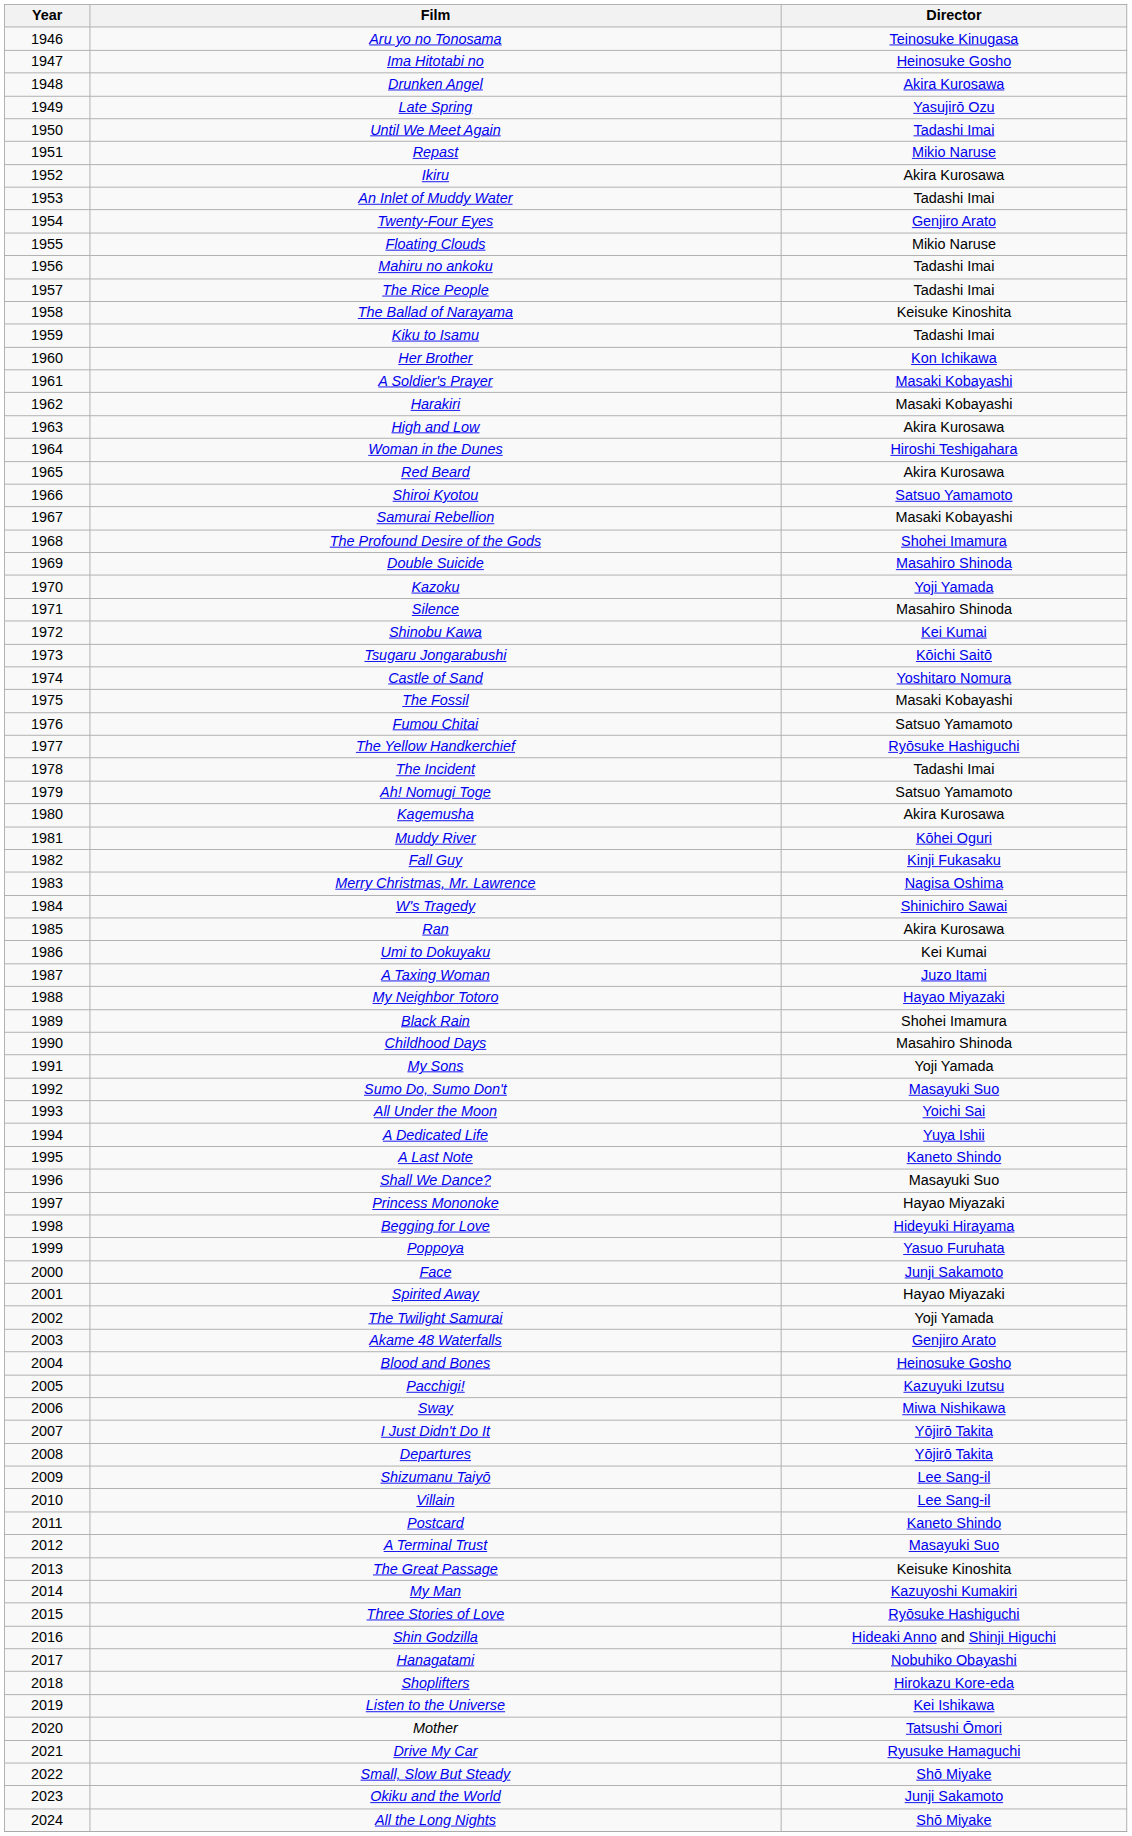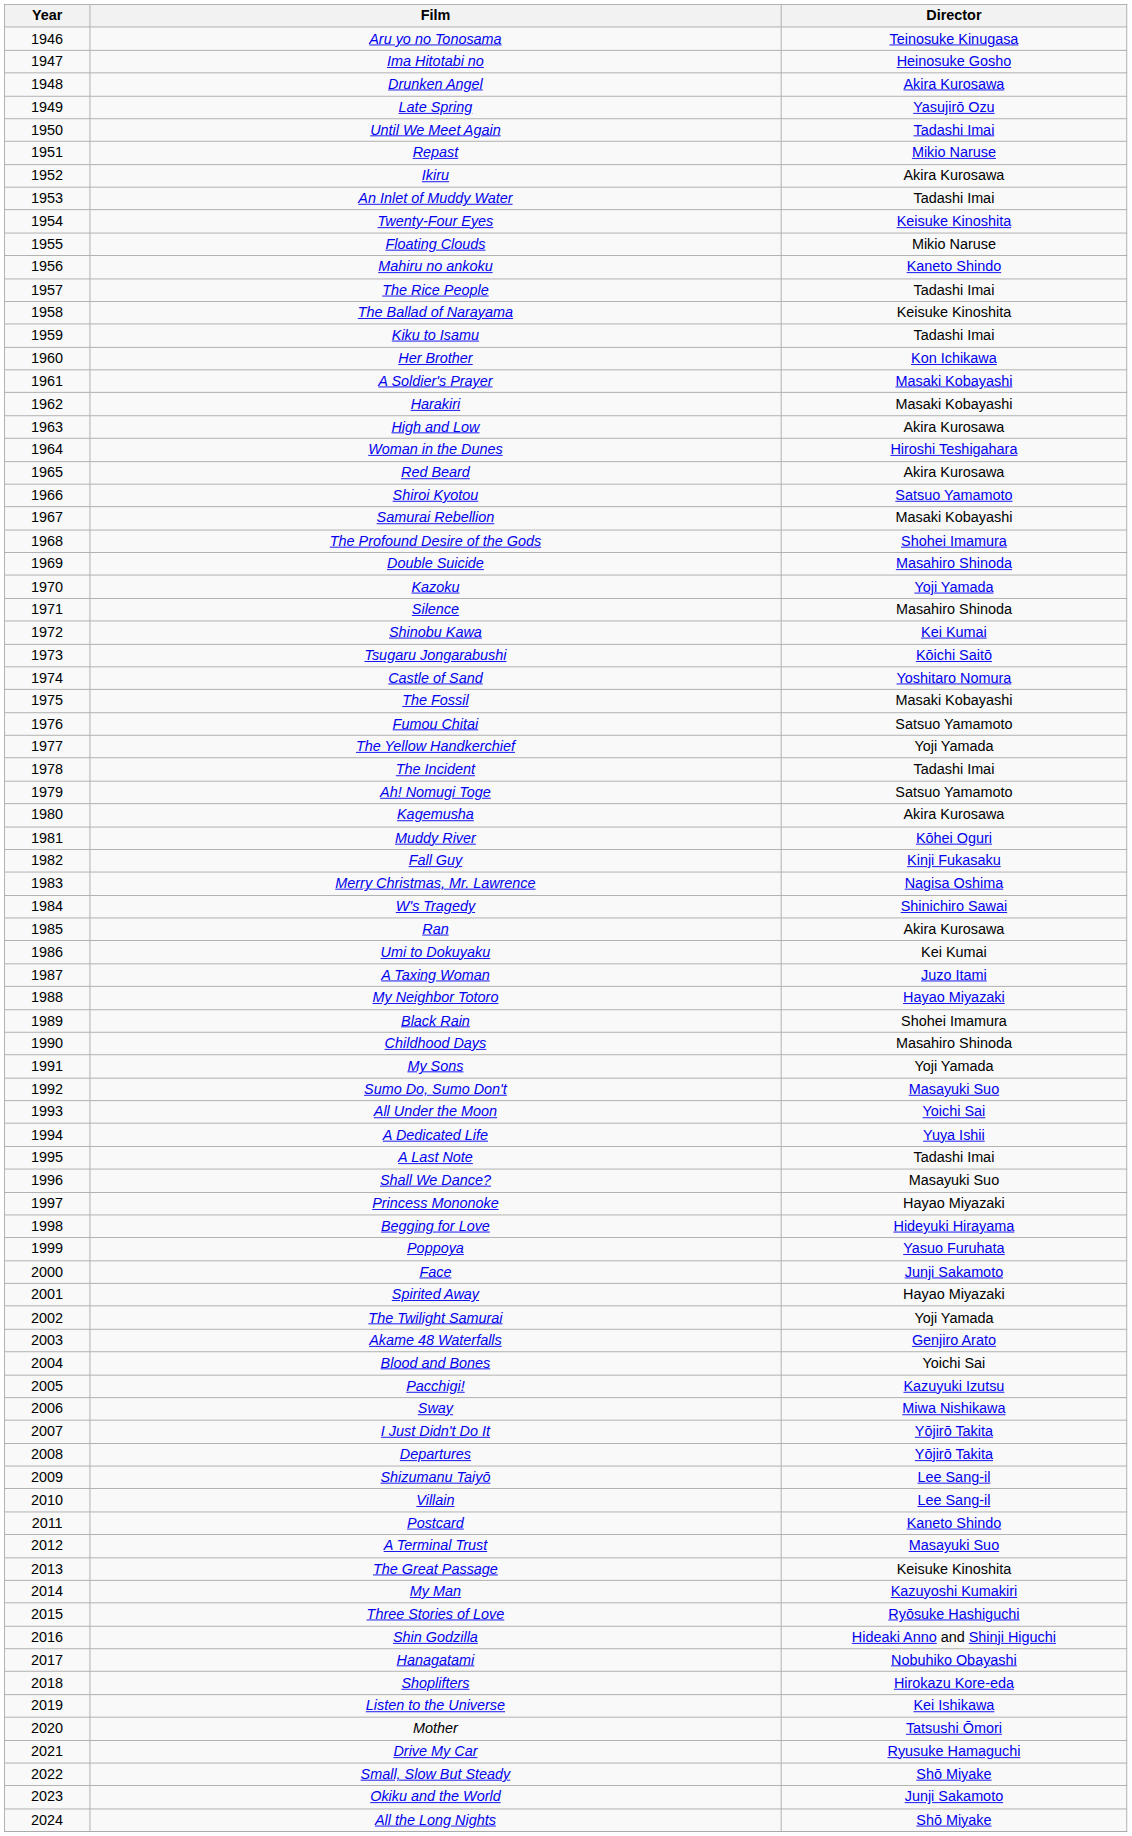(954, 221) Genjiro Arato -> (954, 221) Keisuke Kinoshita
(954, 267) Tadashi Imai -> (954, 267) Kaneto Shindo
(954, 746) Ryōsuke Hashiguchi -> (954, 746) Yoji Yamada
(954, 1157) Kaneto Shindo -> (954, 1157) Tadashi Imai
(954, 1363) Heinosuke Gosho -> (954, 1363) Yoichi Sai
